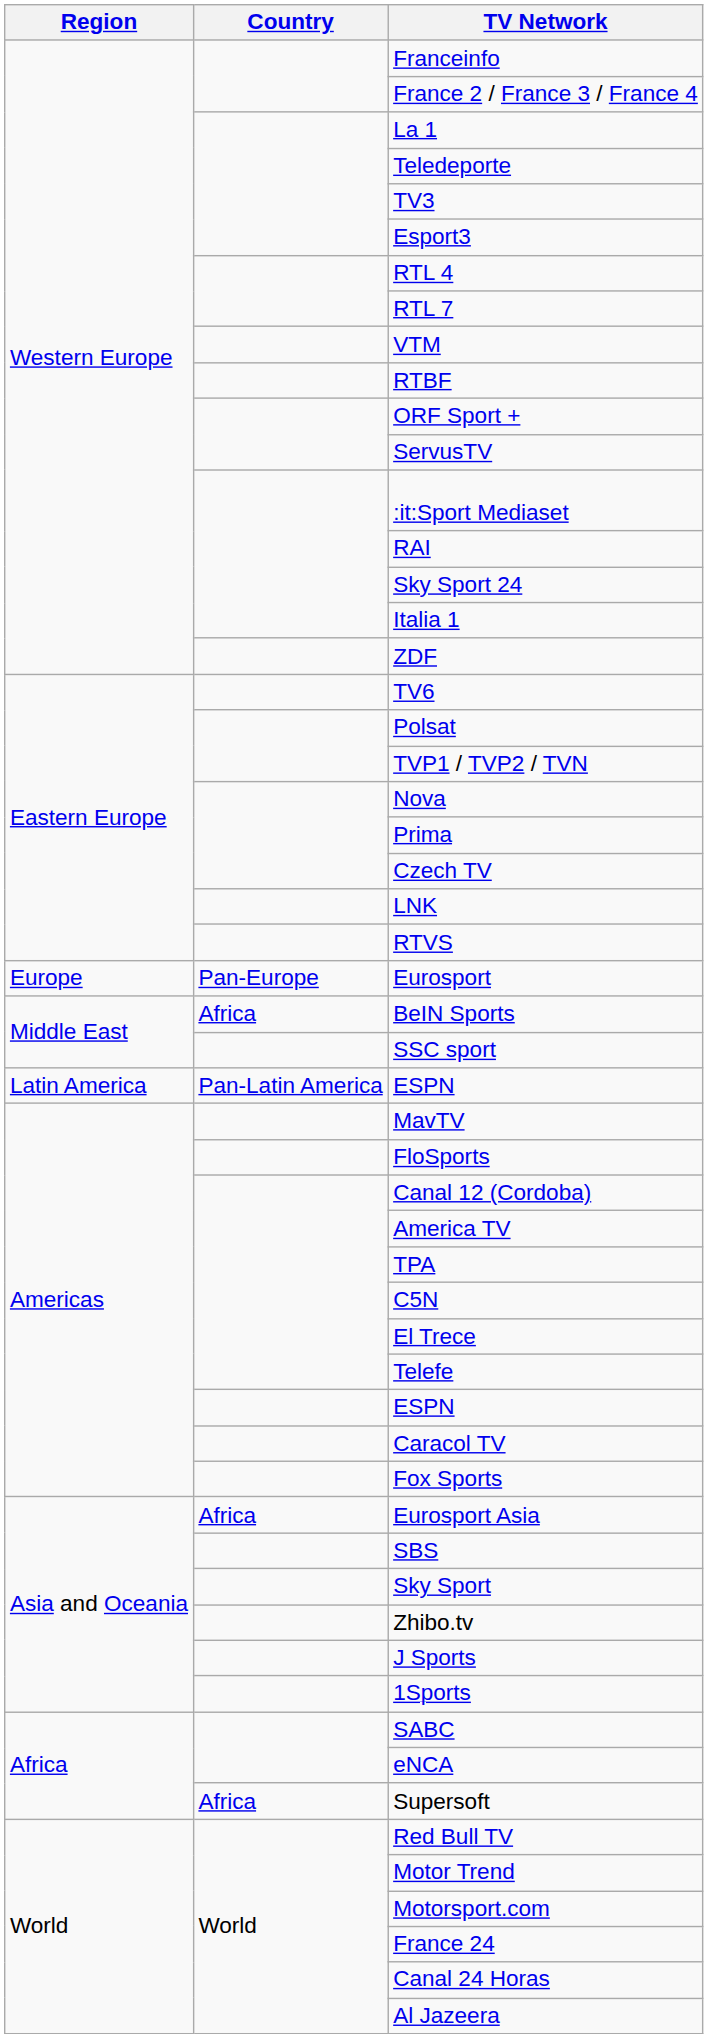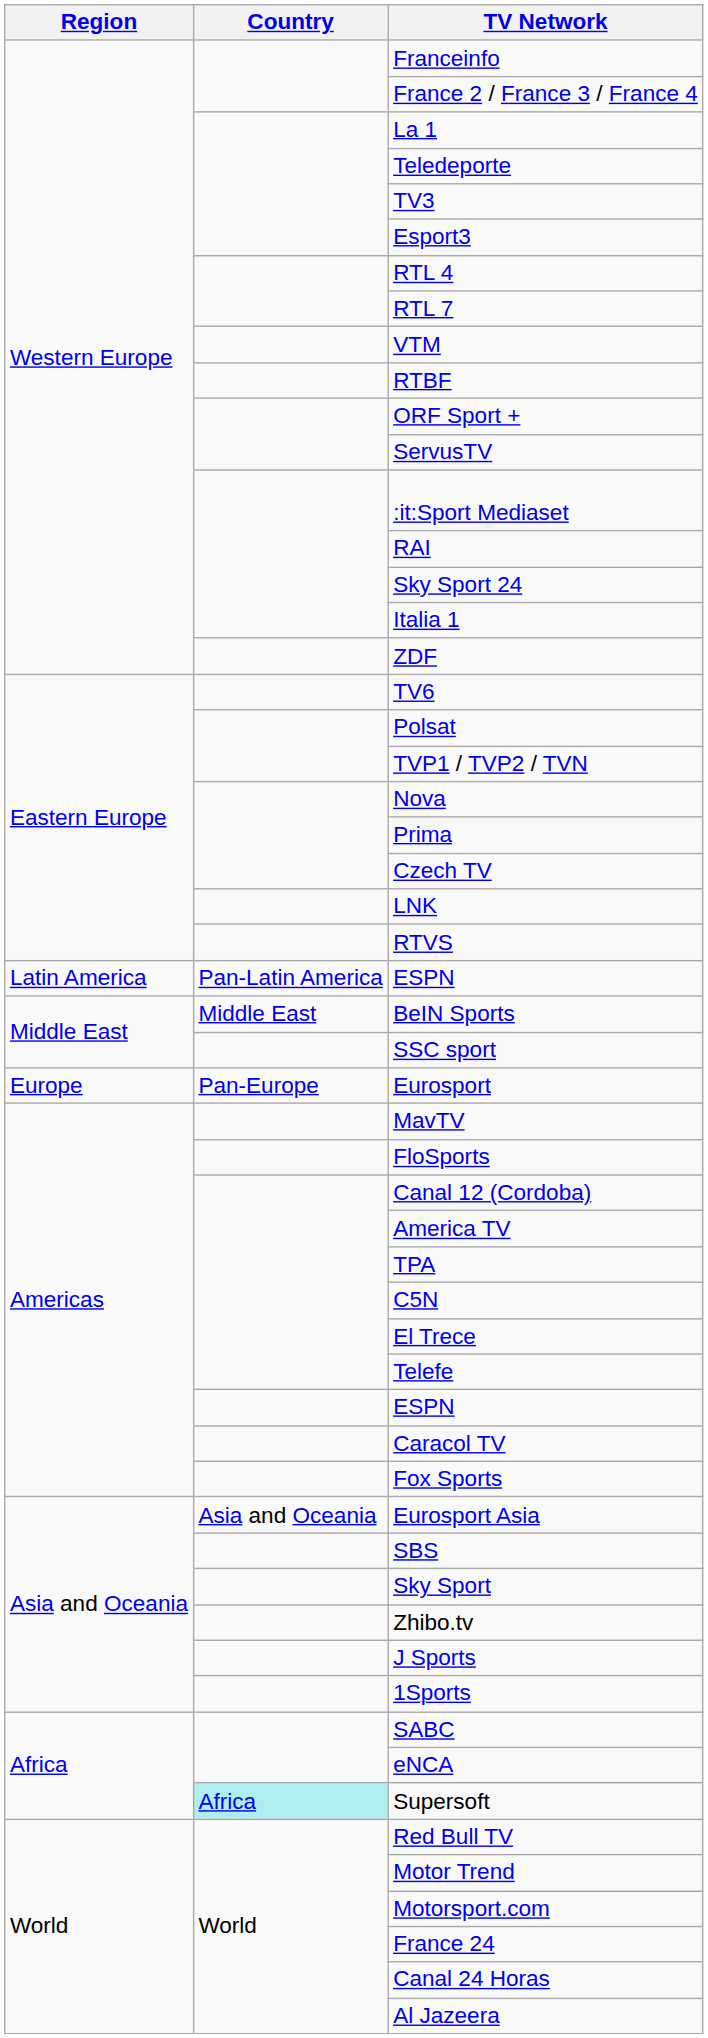rows swapped: (46, 978) <-> (78, 1085)
(227, 1013) Africa -> (257, 1013) Middle East
(227, 1514) Africa -> (287, 1514) Asia and Oceania
(227, 1800) no background -> (227, 1800) paleturquoise background
